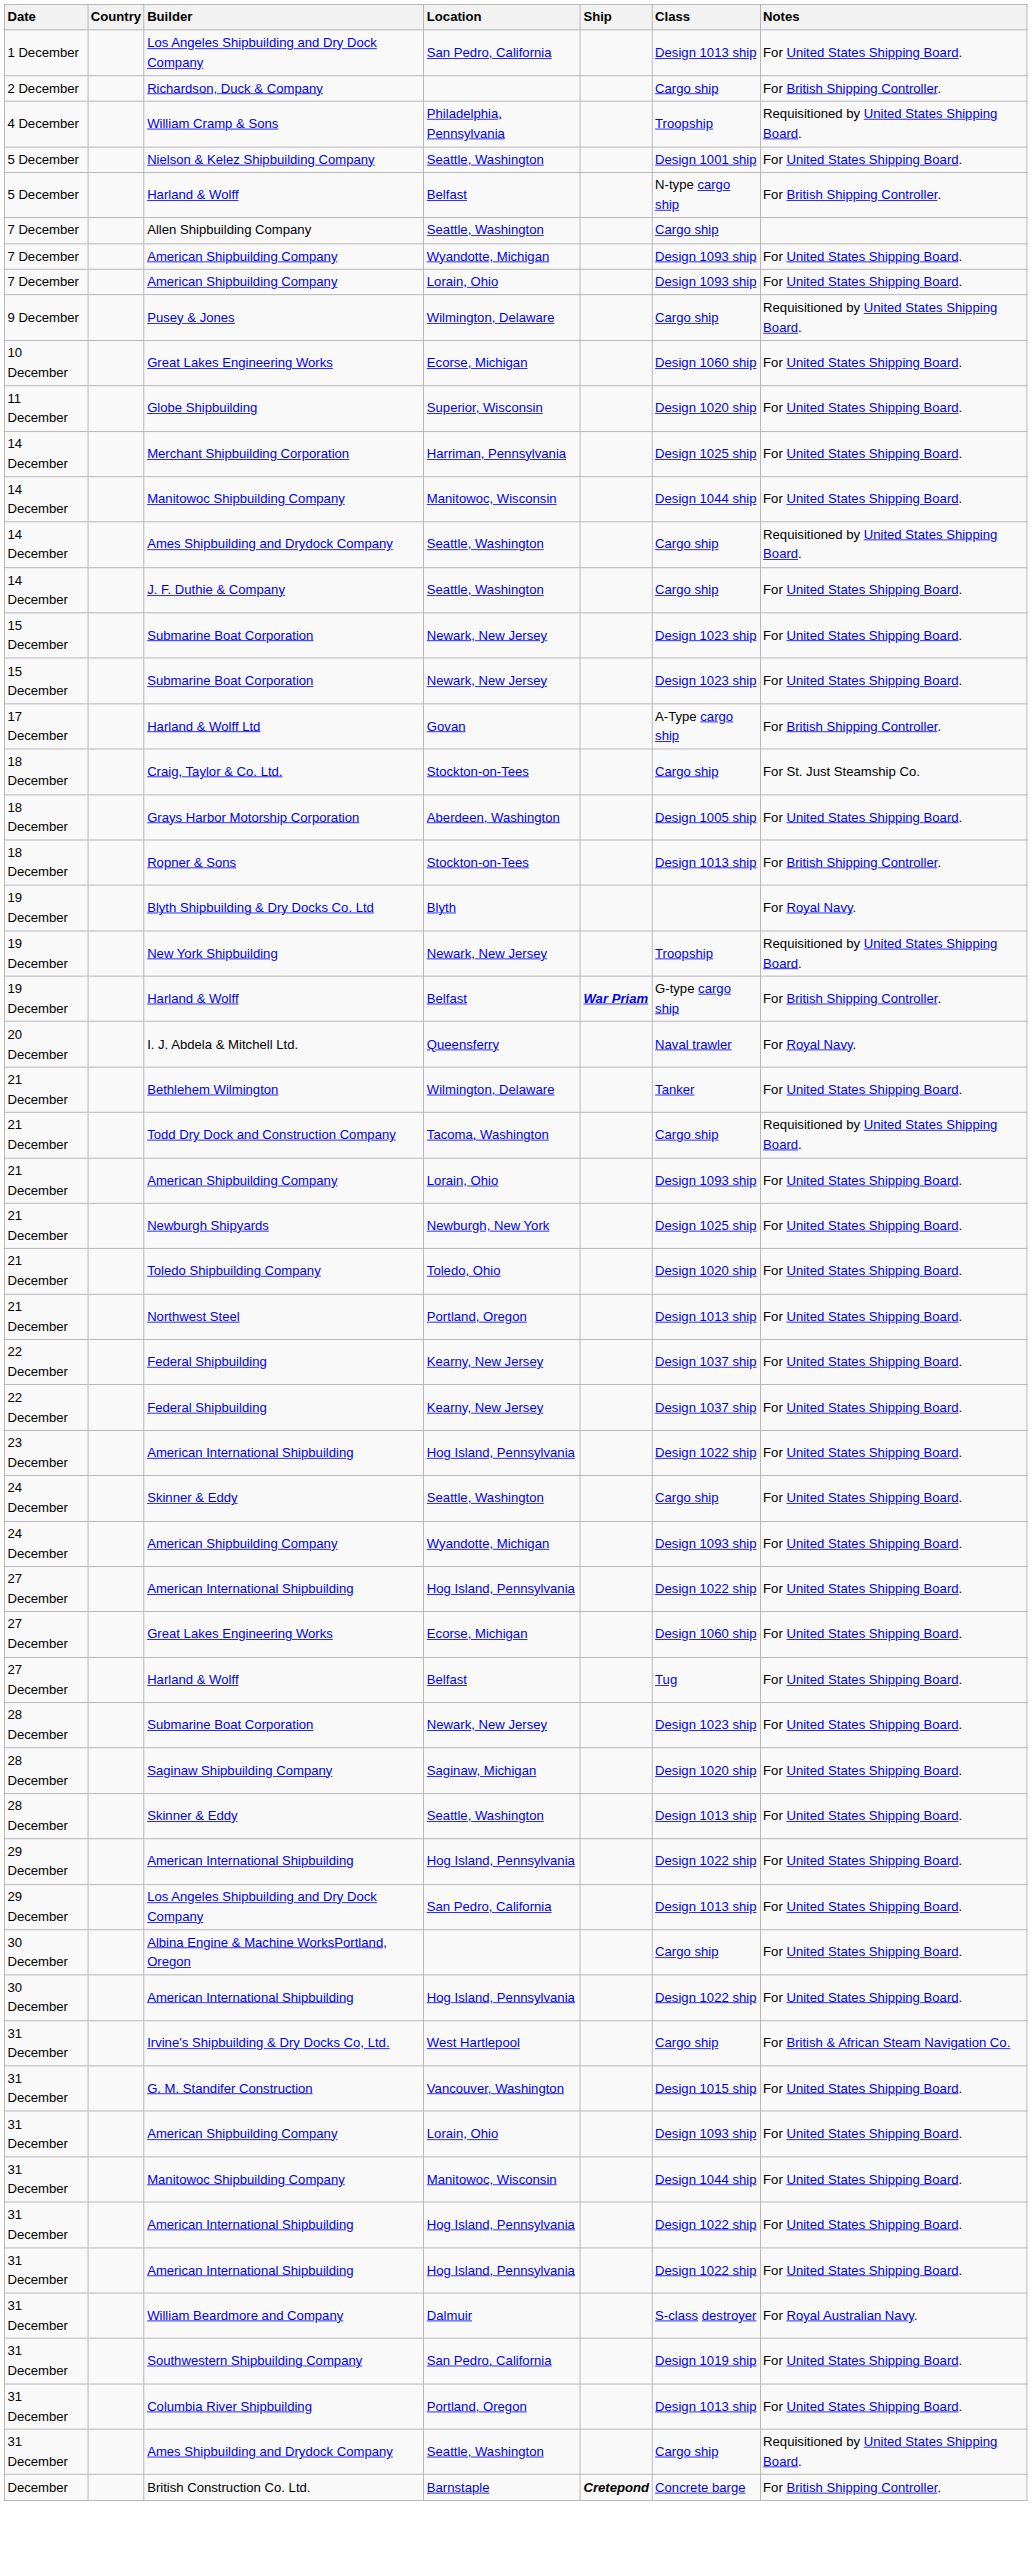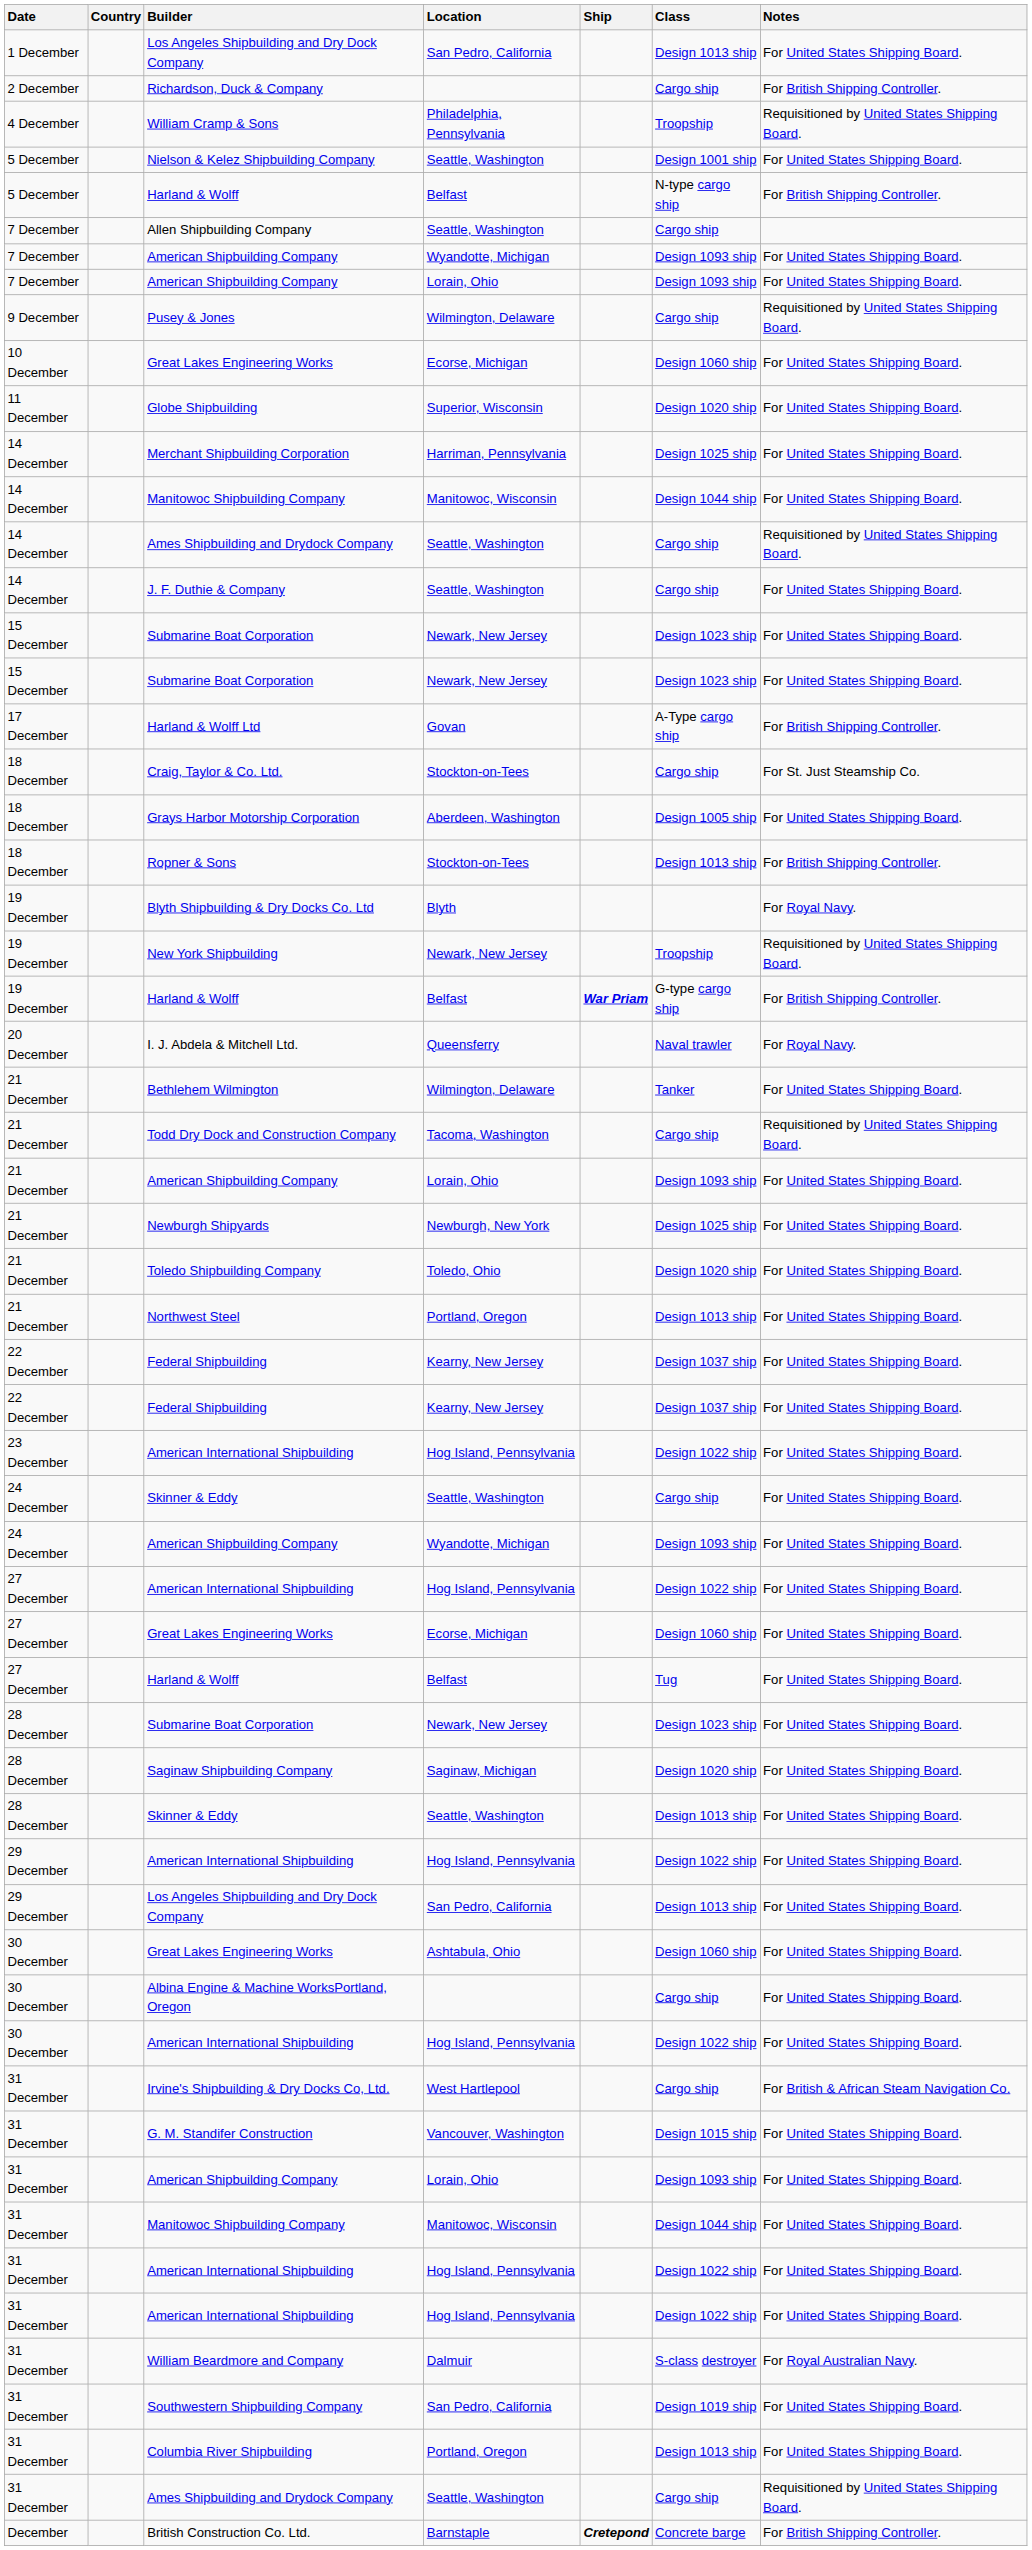+ row: (38, 1952)
